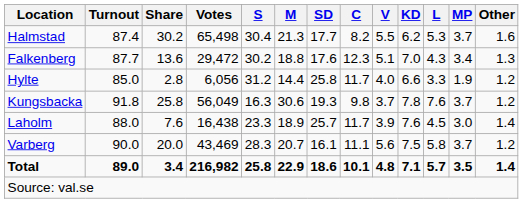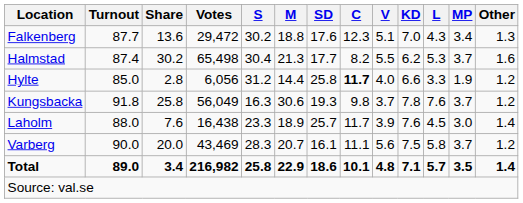rows swapped: (42, 58) <-> (36, 36)
(357, 79) normal -> (357, 79) bold
